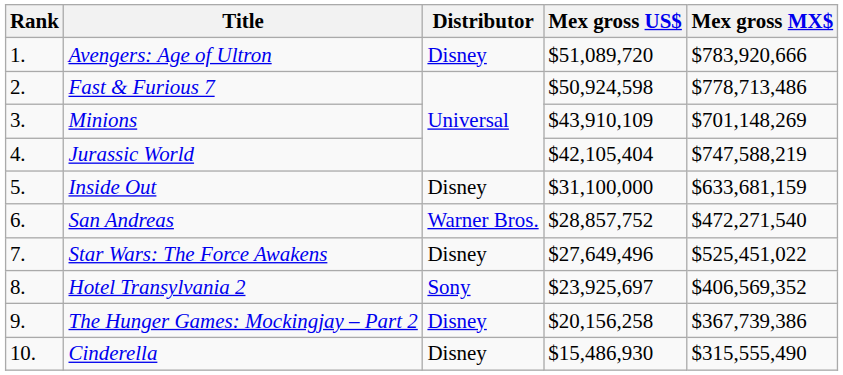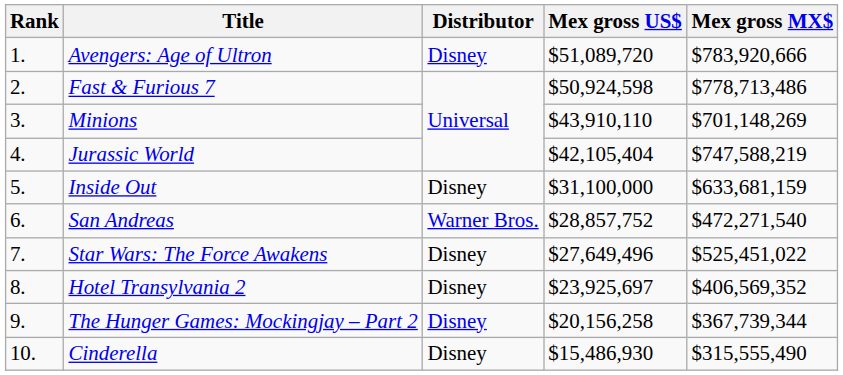(601, 120) $43,910,109 -> (600, 120) $43,910,110
(449, 287) Sony -> (457, 287) Disney
(749, 320) $367,739,386 -> (749, 320) $367,739,344
